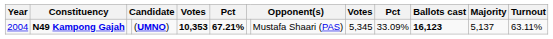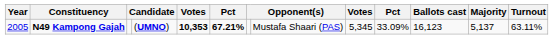(18, 27) 2004 -> (18, 27) 2005
(428, 27) bold -> (428, 27) normal
